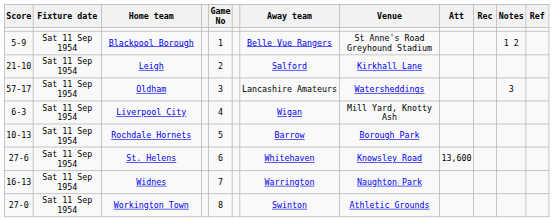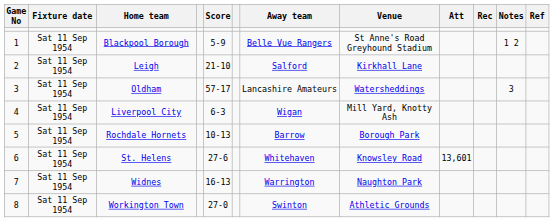columns swapped: (220, 16) <-> (19, 16)
(456, 159) 13,600 -> (456, 159) 13,601
